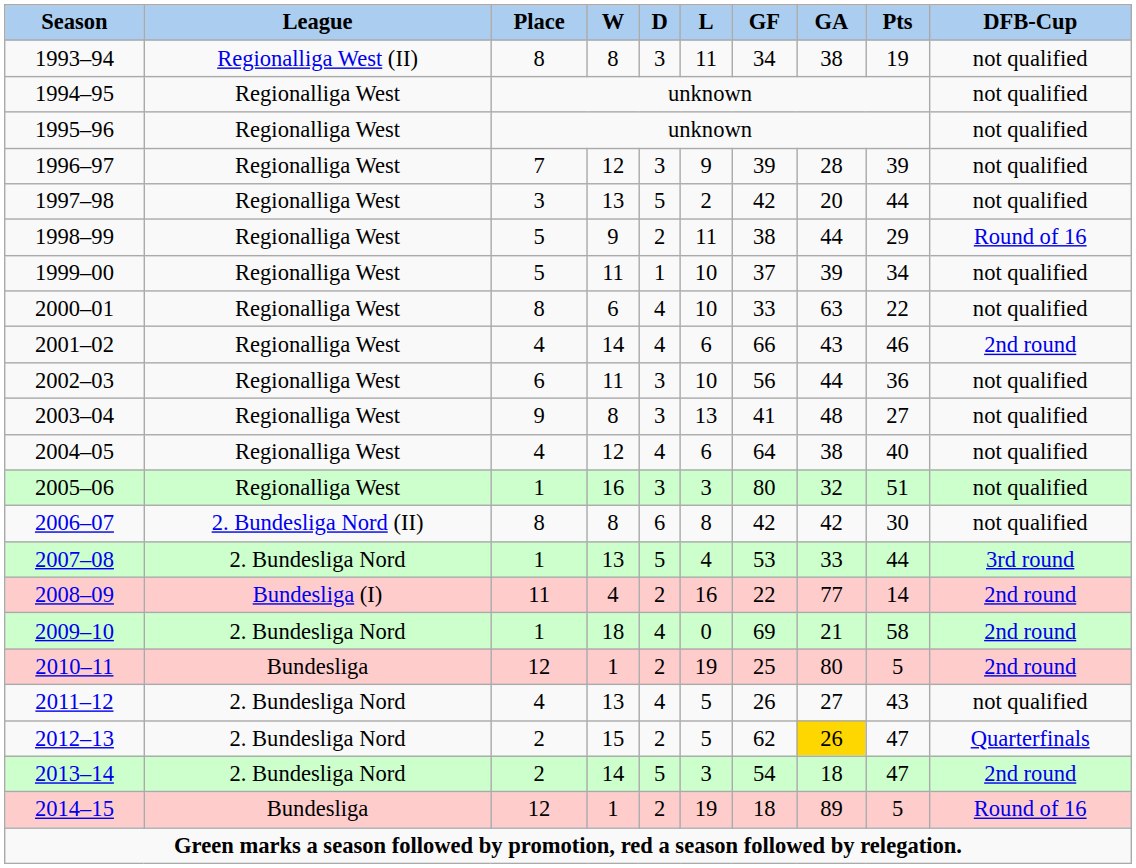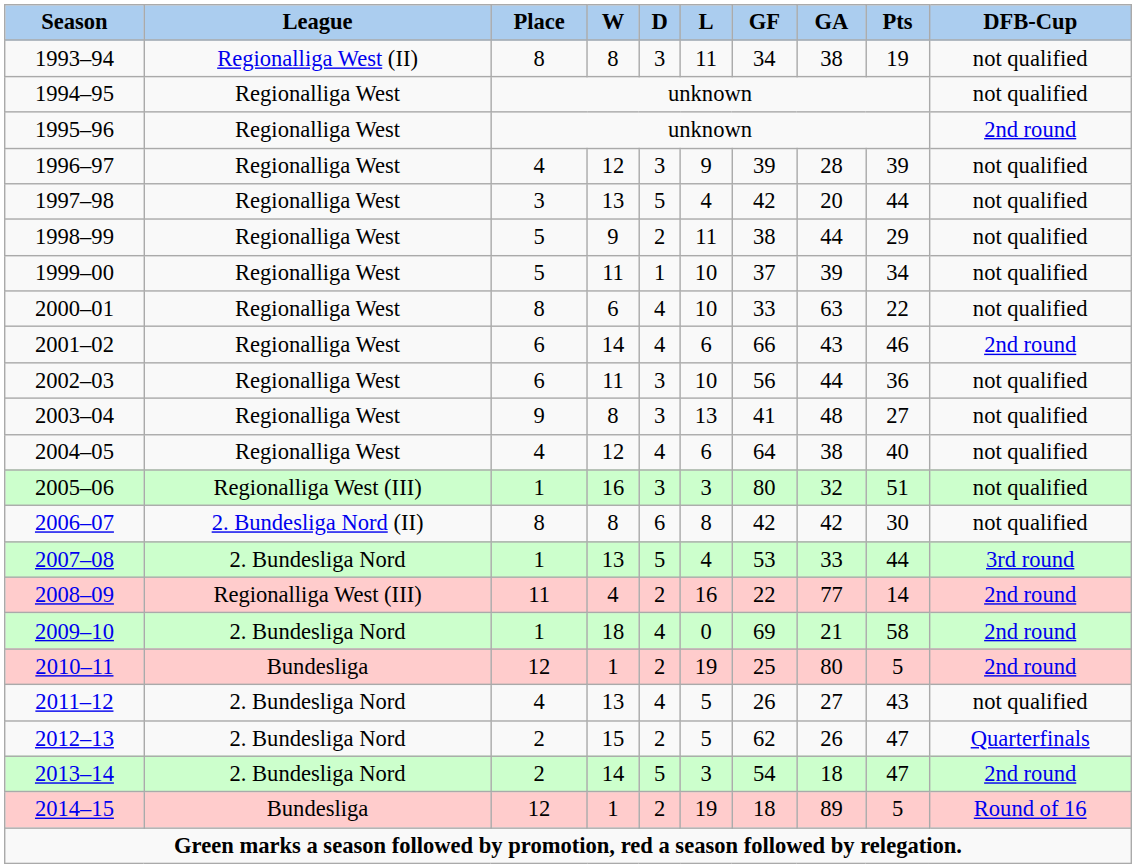(1030, 129) not qualified -> (1030, 129) 2nd round
(539, 165) 7 -> (539, 165) 4
(706, 201) 2 -> (706, 201) 4
(1030, 237) Round of 16 -> (1030, 237) not qualified
(539, 344) 4 -> (539, 344) 6
(318, 487) Regionalliga West -> (318, 487) Regionalliga West (III)
(318, 594) Bundesliga (I) -> (318, 594) Regionalliga West (III)
(831, 737) gold background -> (831, 737) no background
